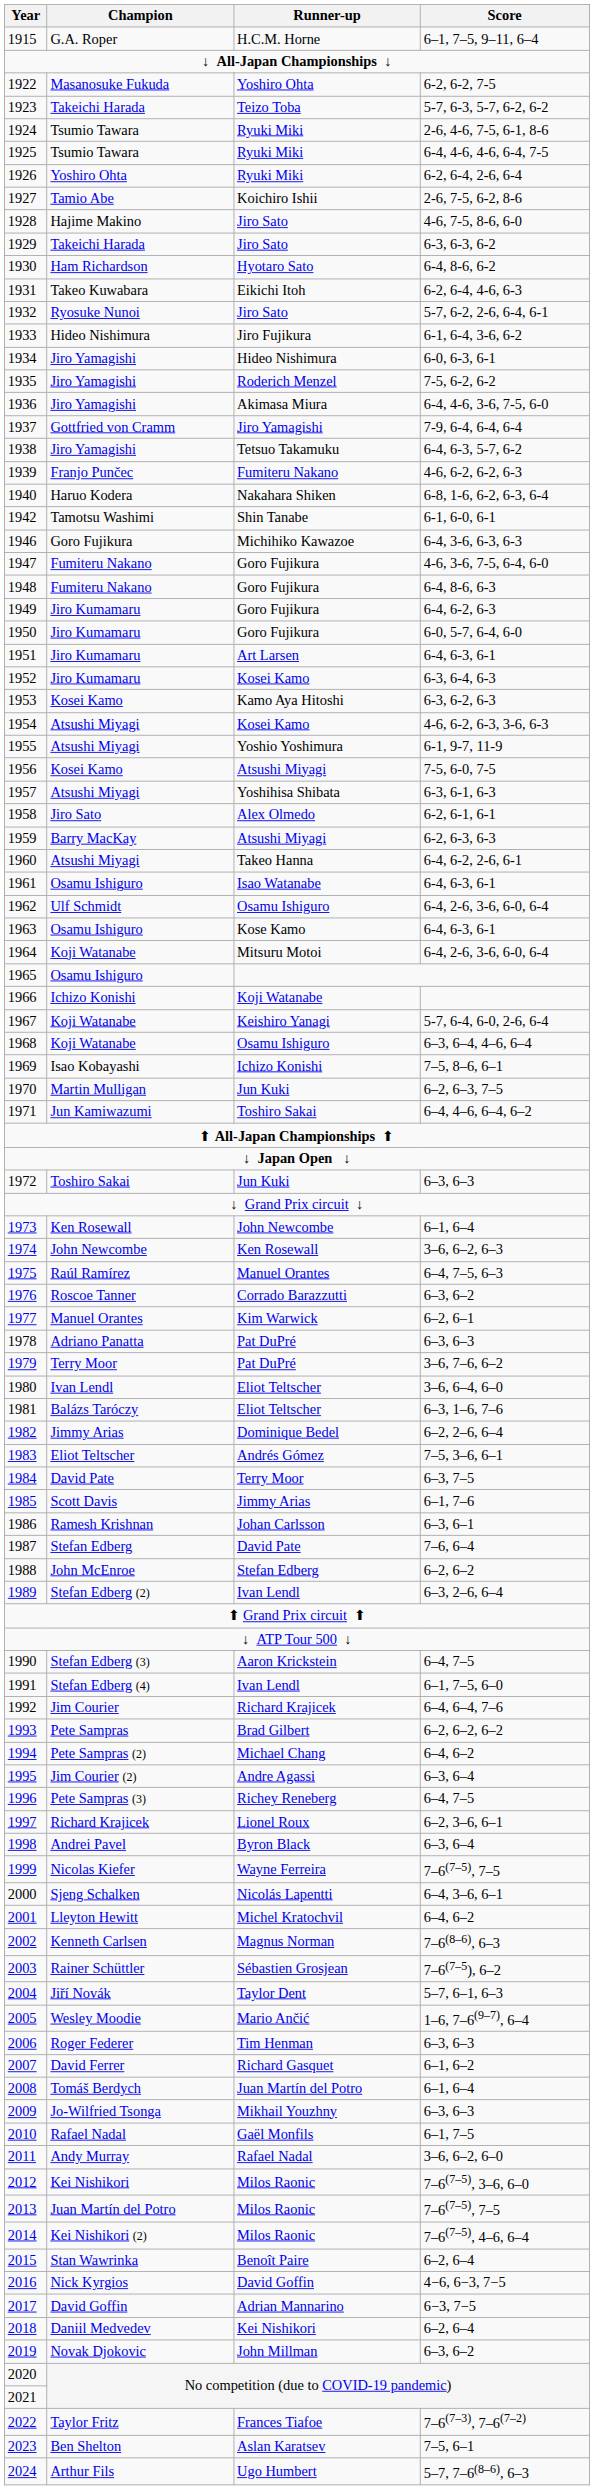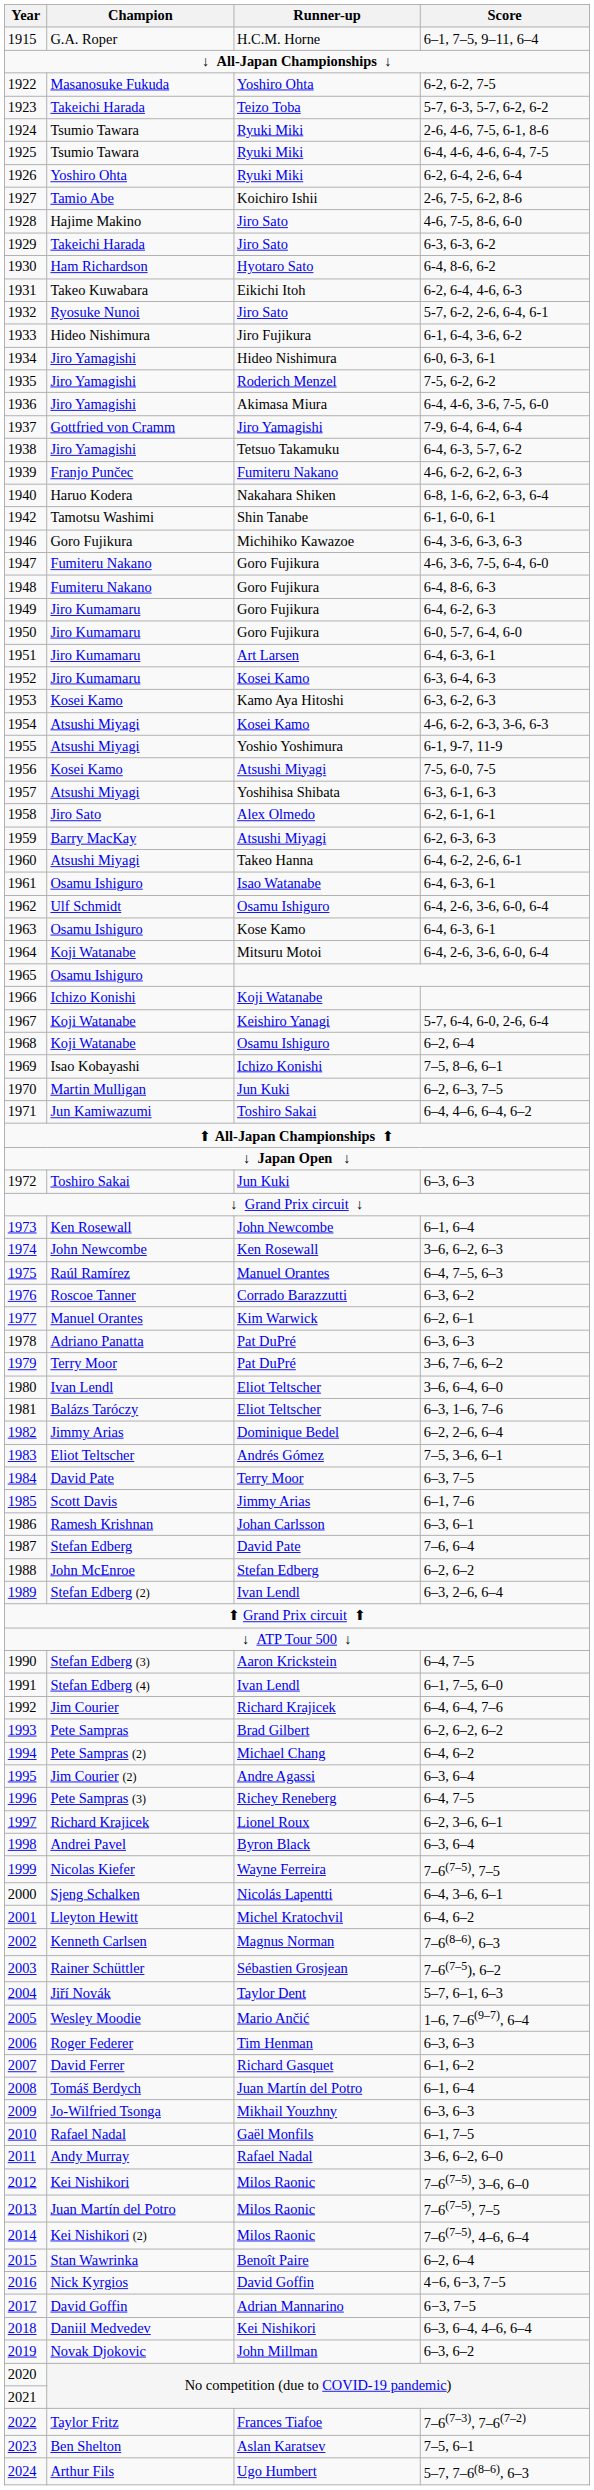(478, 1043) 6–3, 6–4, 4–6, 6–4 -> (449, 1043) 6–2, 6–4
(449, 2328) 6–2, 6–4 -> (478, 2328) 6–3, 6–4, 4–6, 6–4
